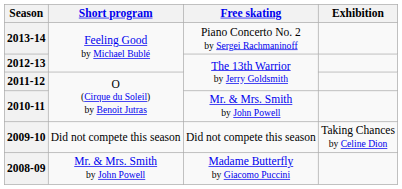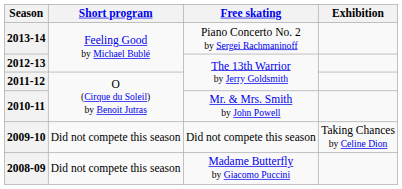(116, 168) Mr. & Mrs. Smith by John Powell -> (116, 168) Did not compete this season
